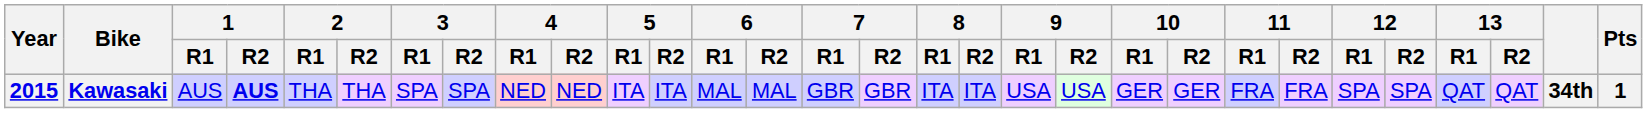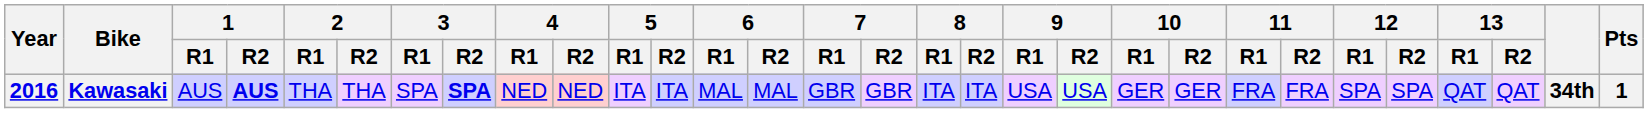(34, 91) 2015 -> (34, 91) 2016
(469, 91) normal -> (470, 91) bold
